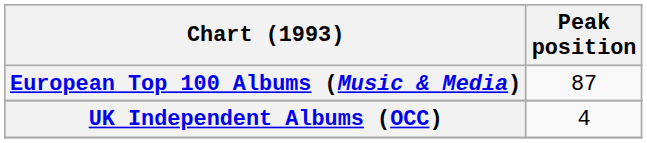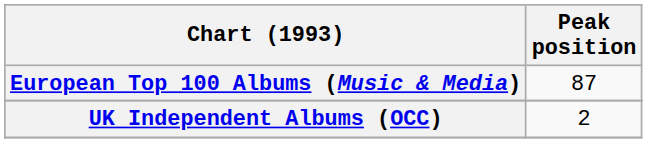(584, 119) 4 -> (584, 119) 2
